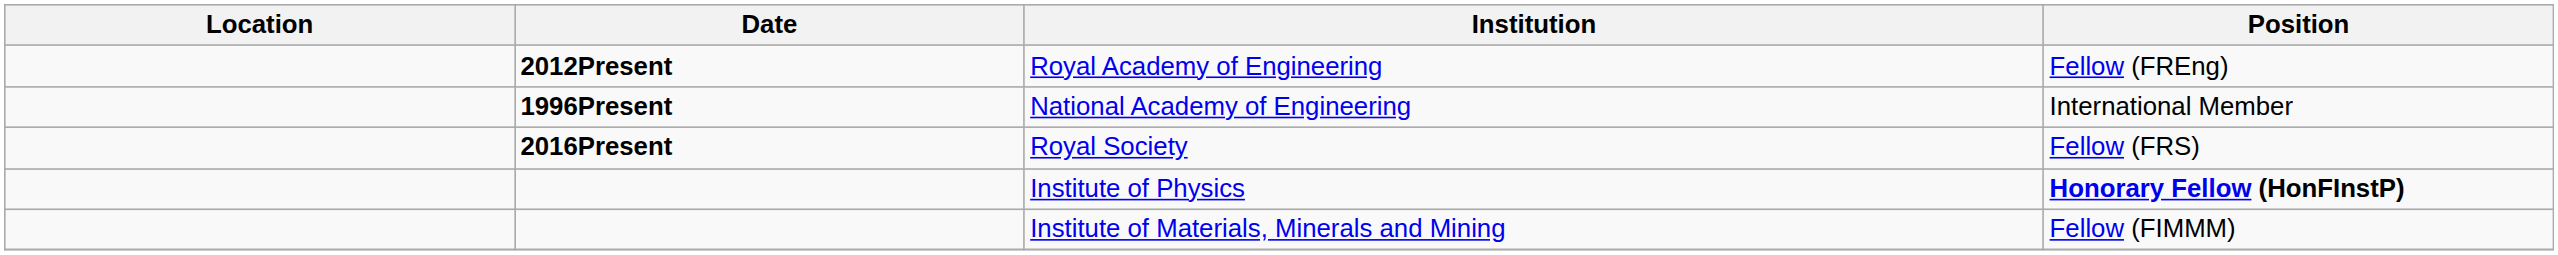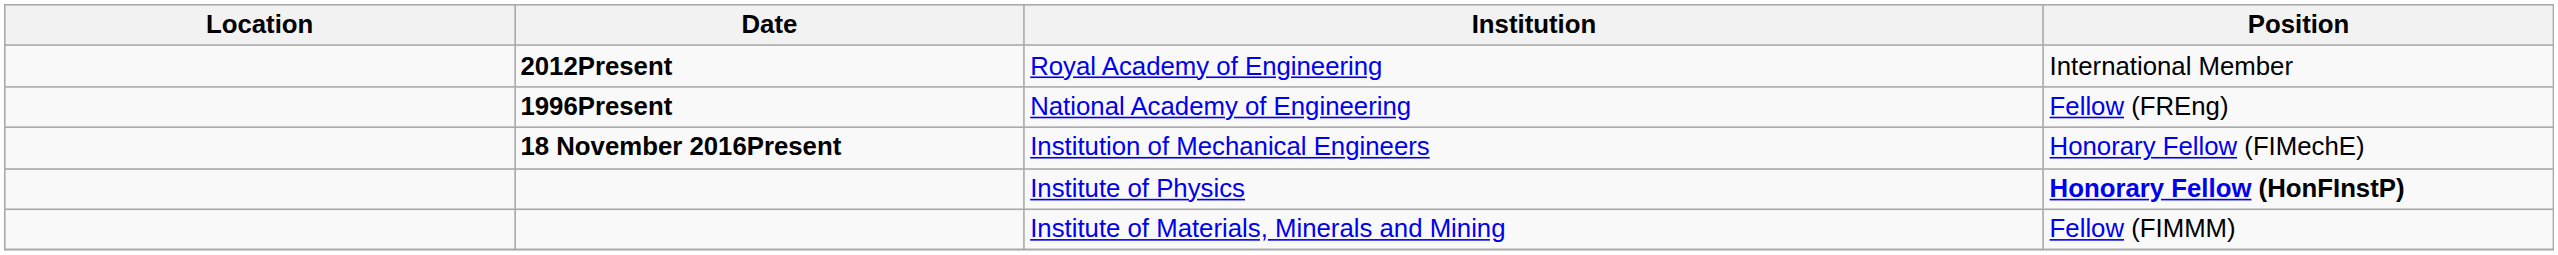(2139, 65) Fellow (FREng) -> (2171, 65) International Member
(2171, 106) International Member -> (2139, 106) Fellow (FREng)
- row: (1109, 147)
+ row: (1230, 147)
